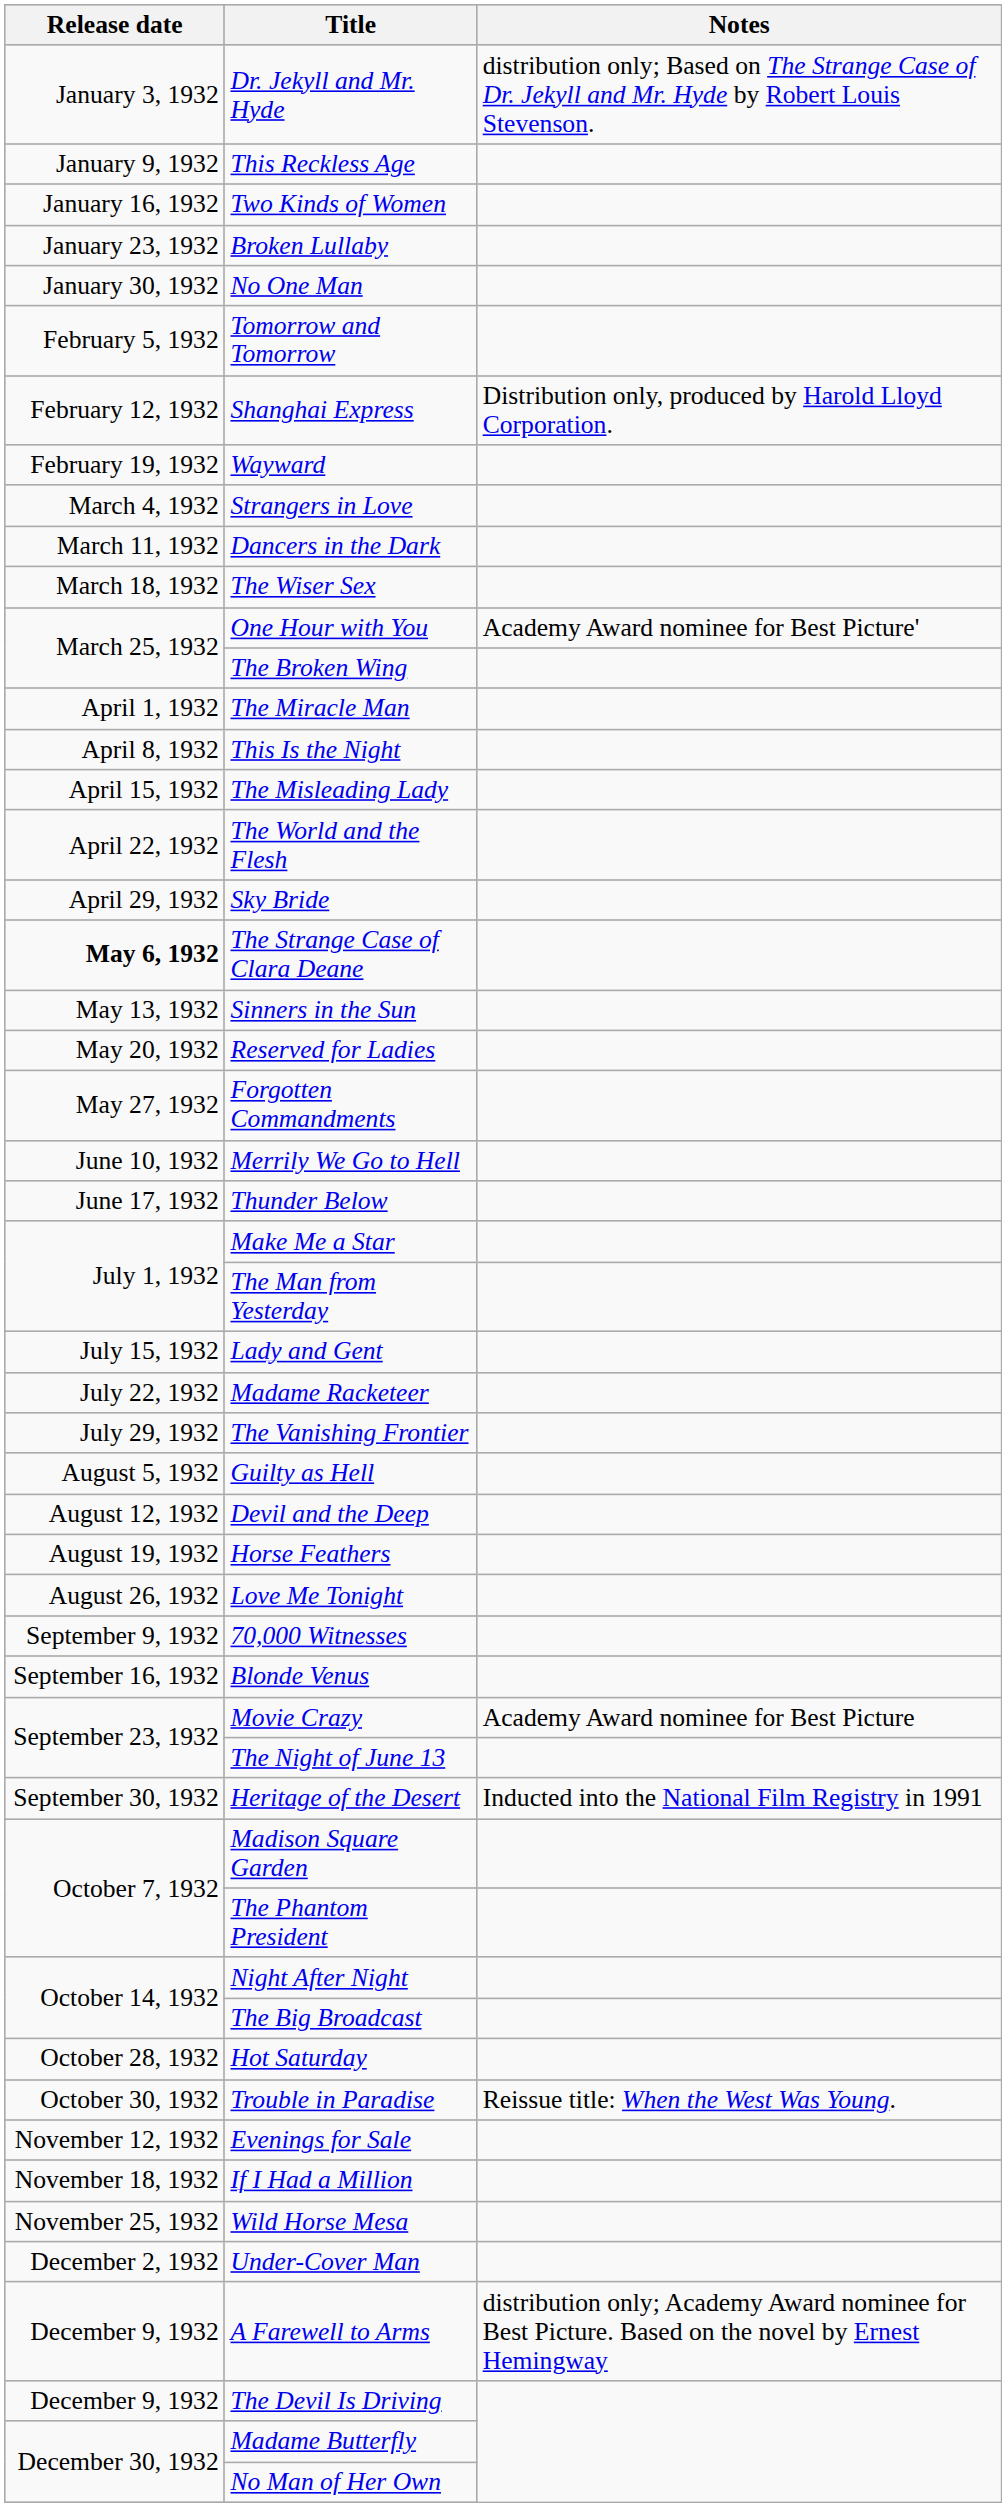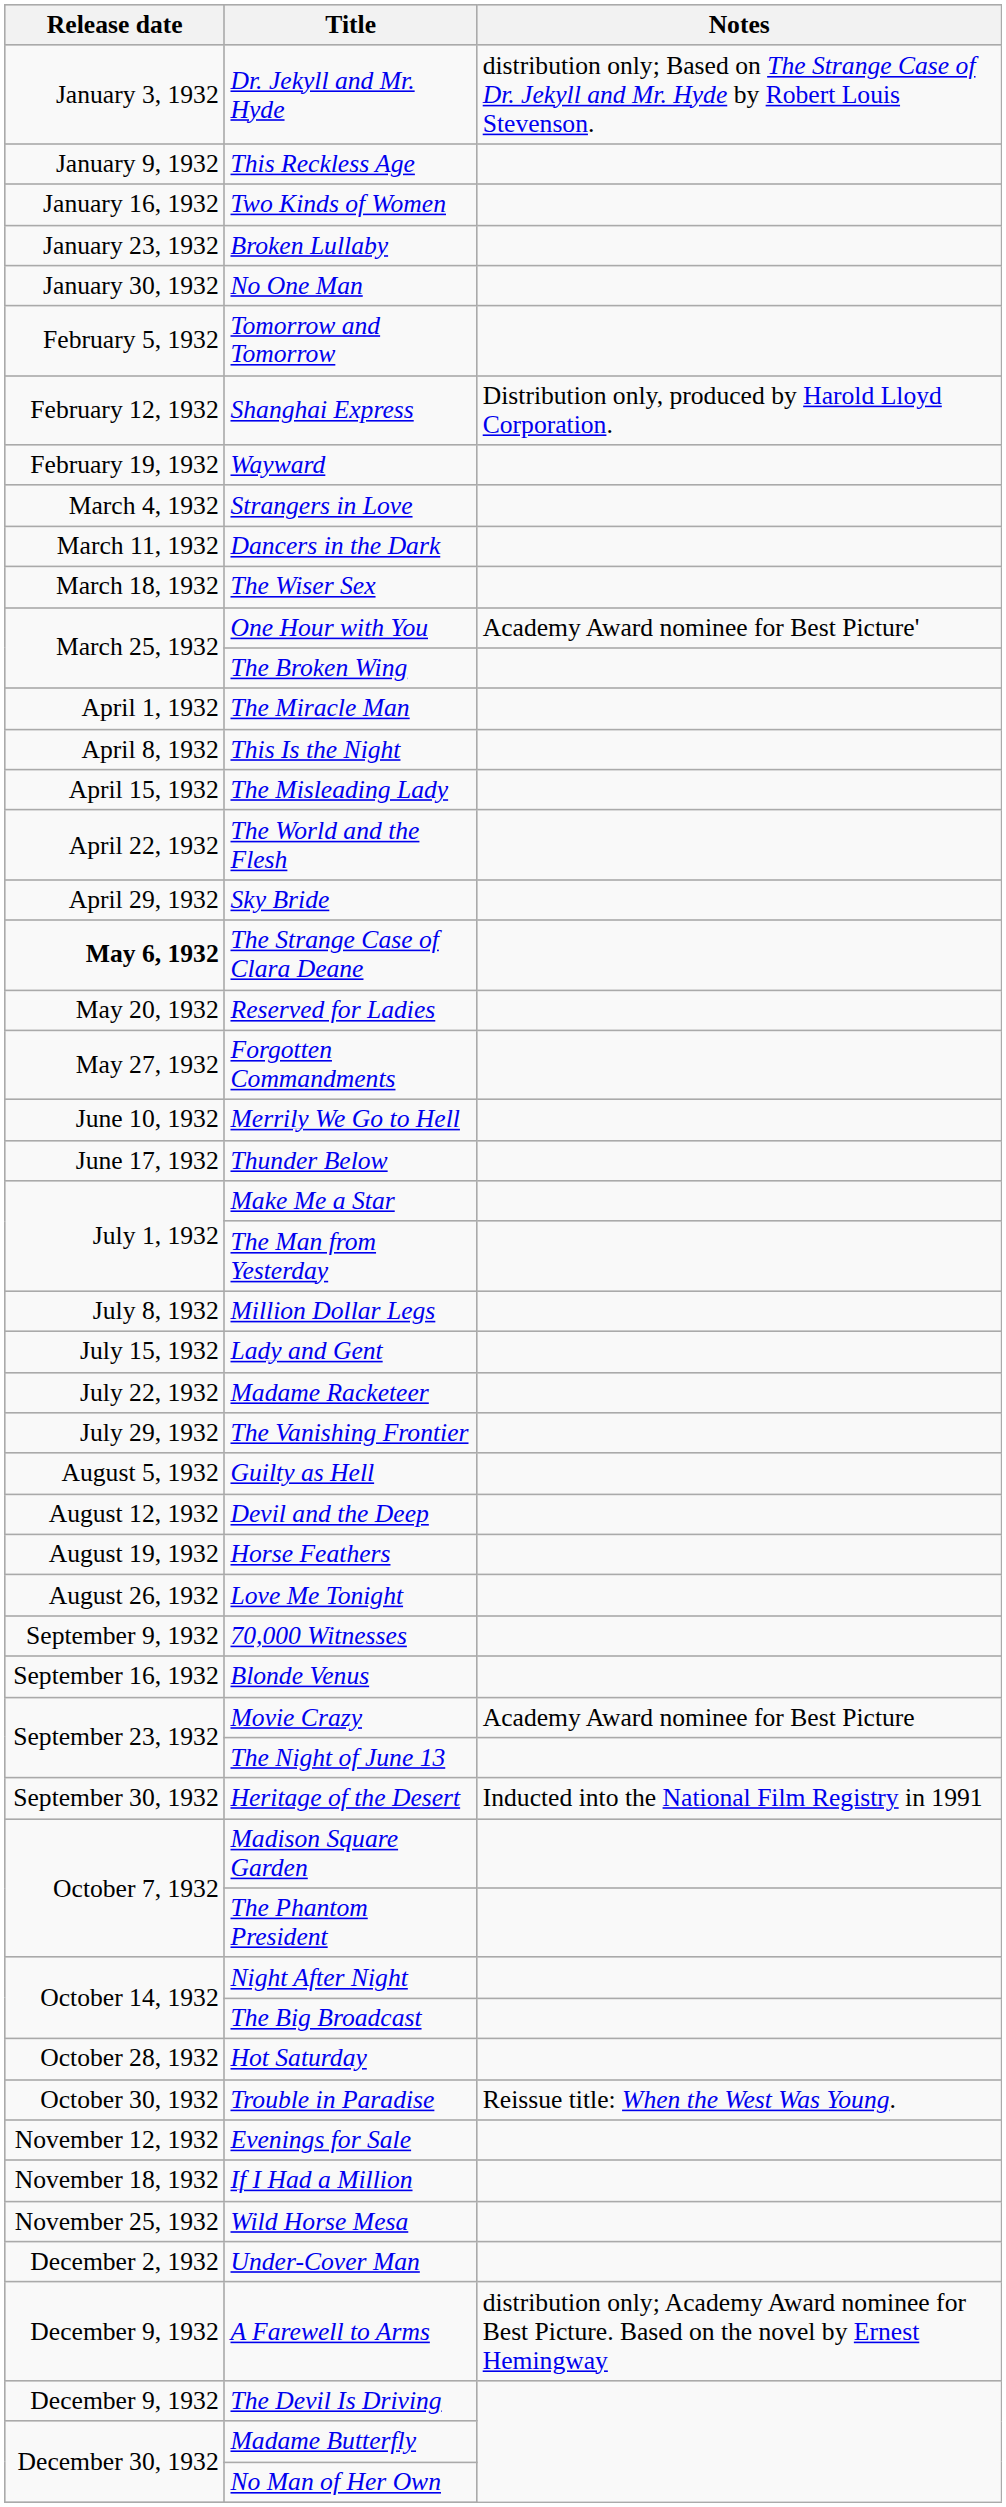- row: (323, 1009)
+ row: (333, 1310)
